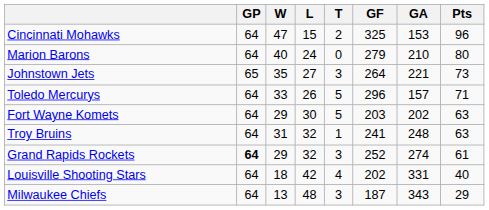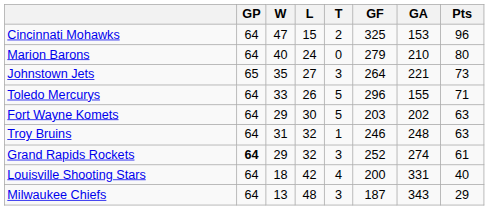(419, 94) 157 -> (419, 94) 155
(375, 134) 241 -> (375, 134) 246
(375, 174) 202 -> (375, 174) 200
